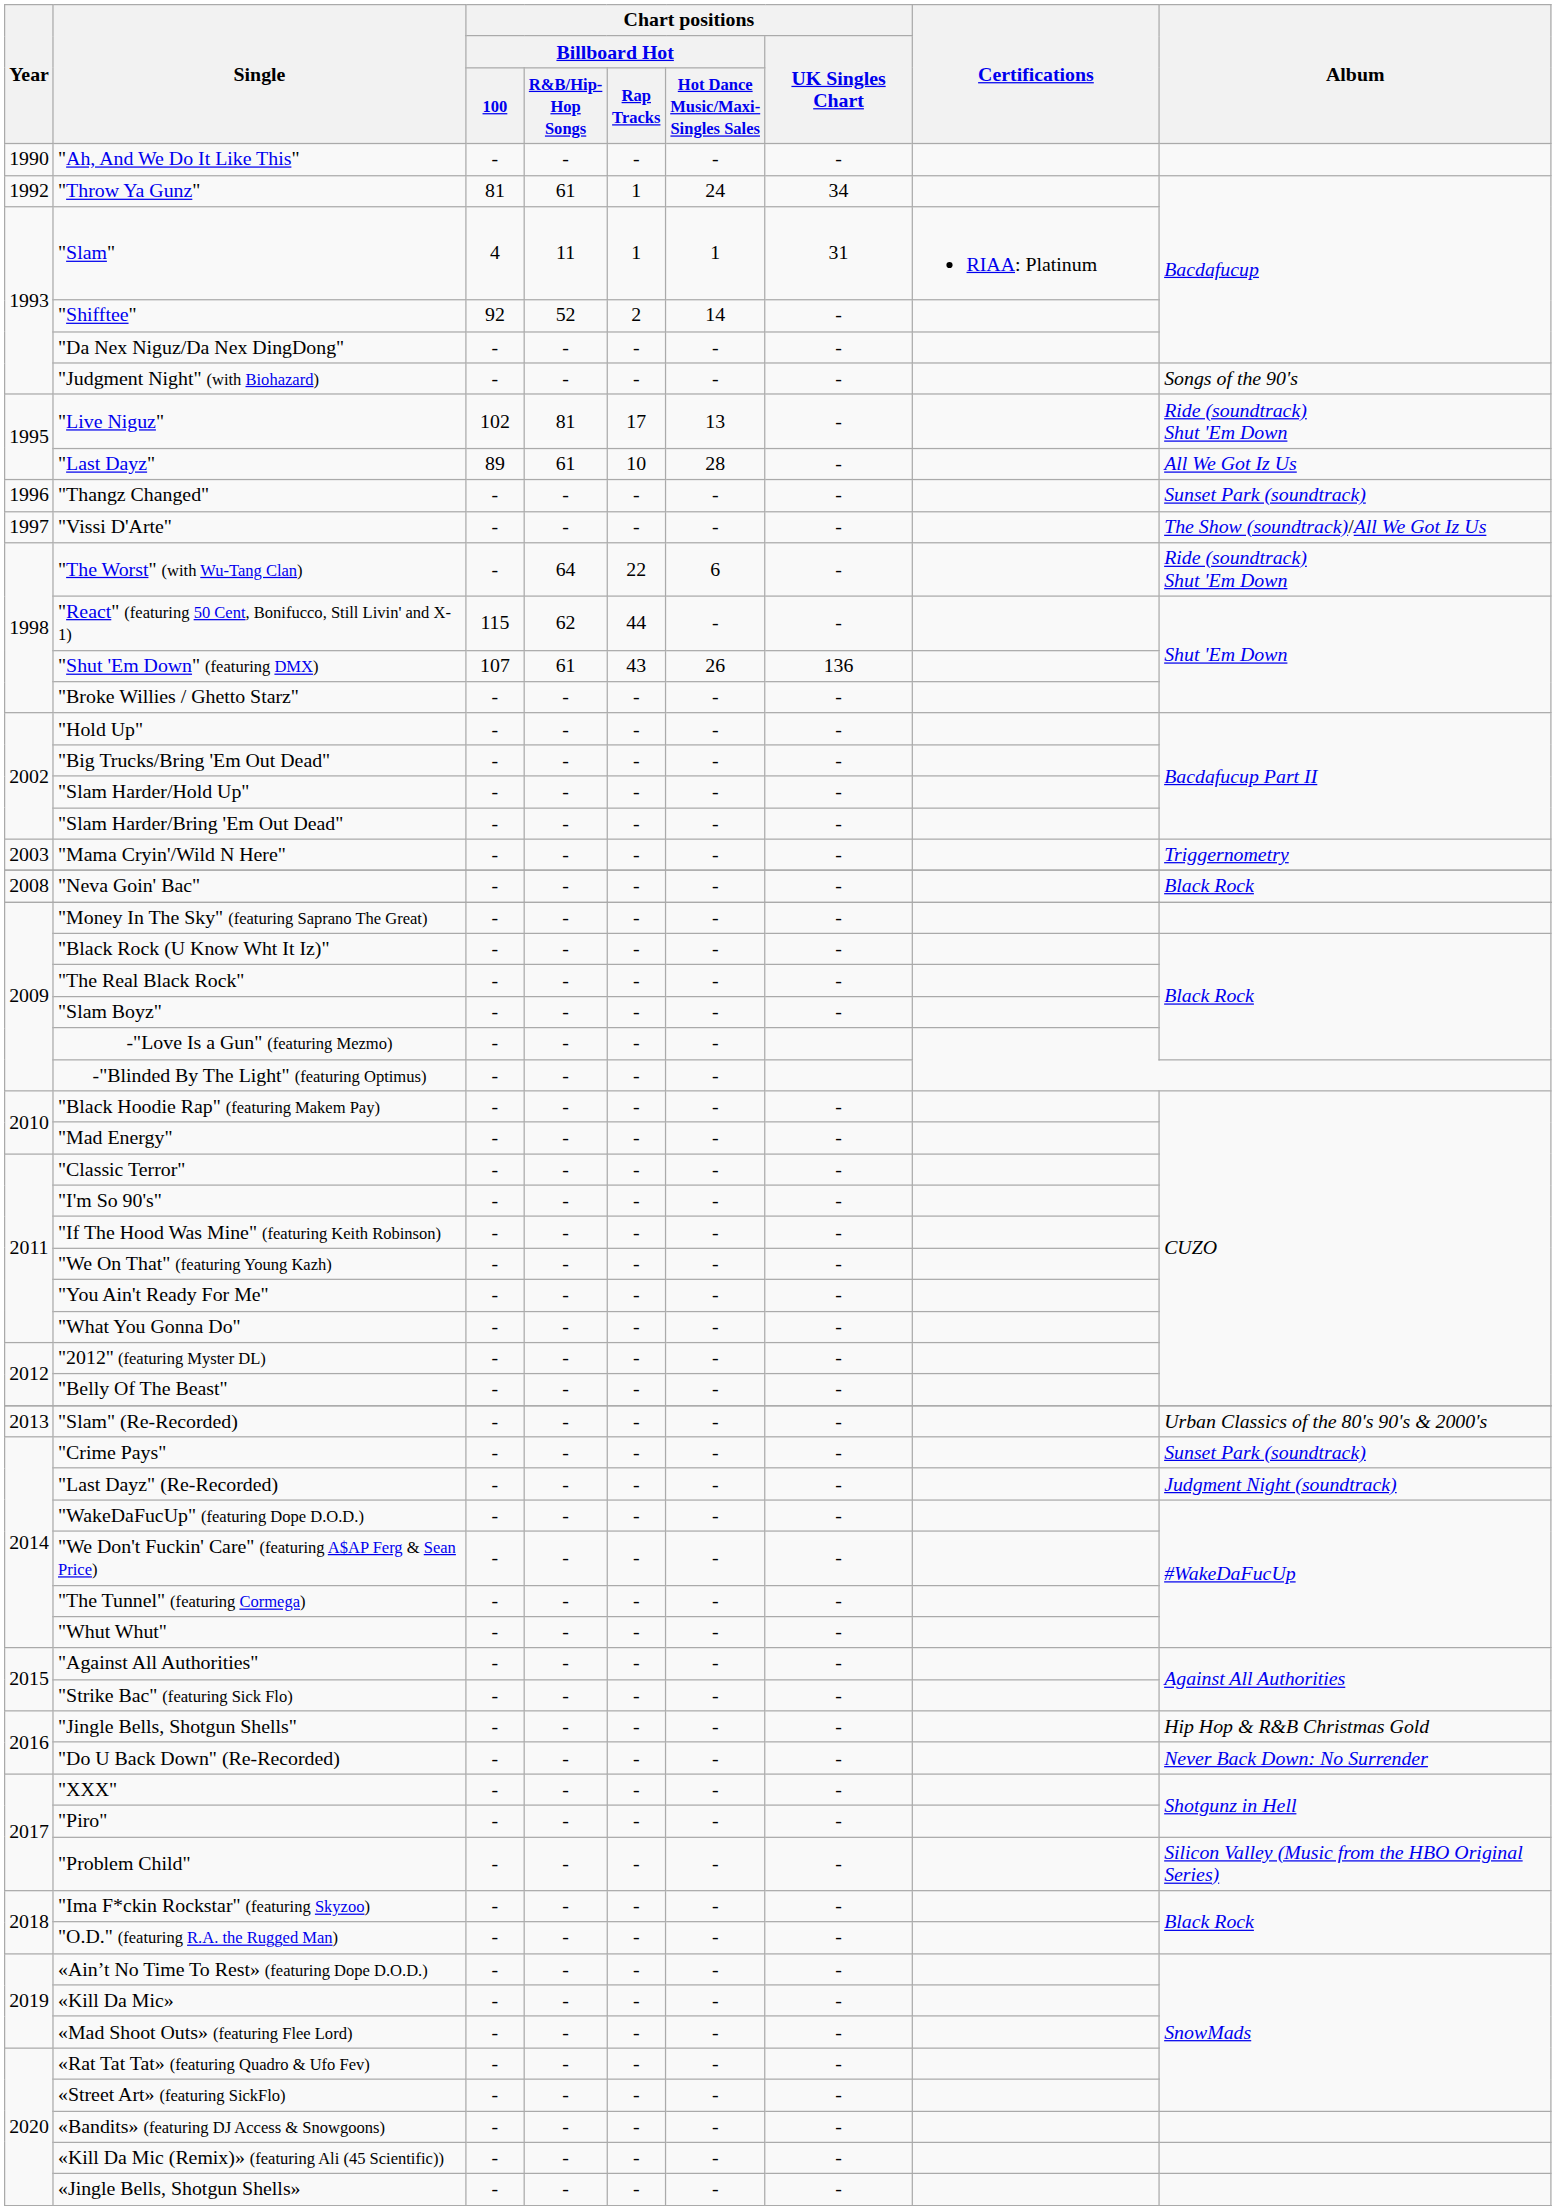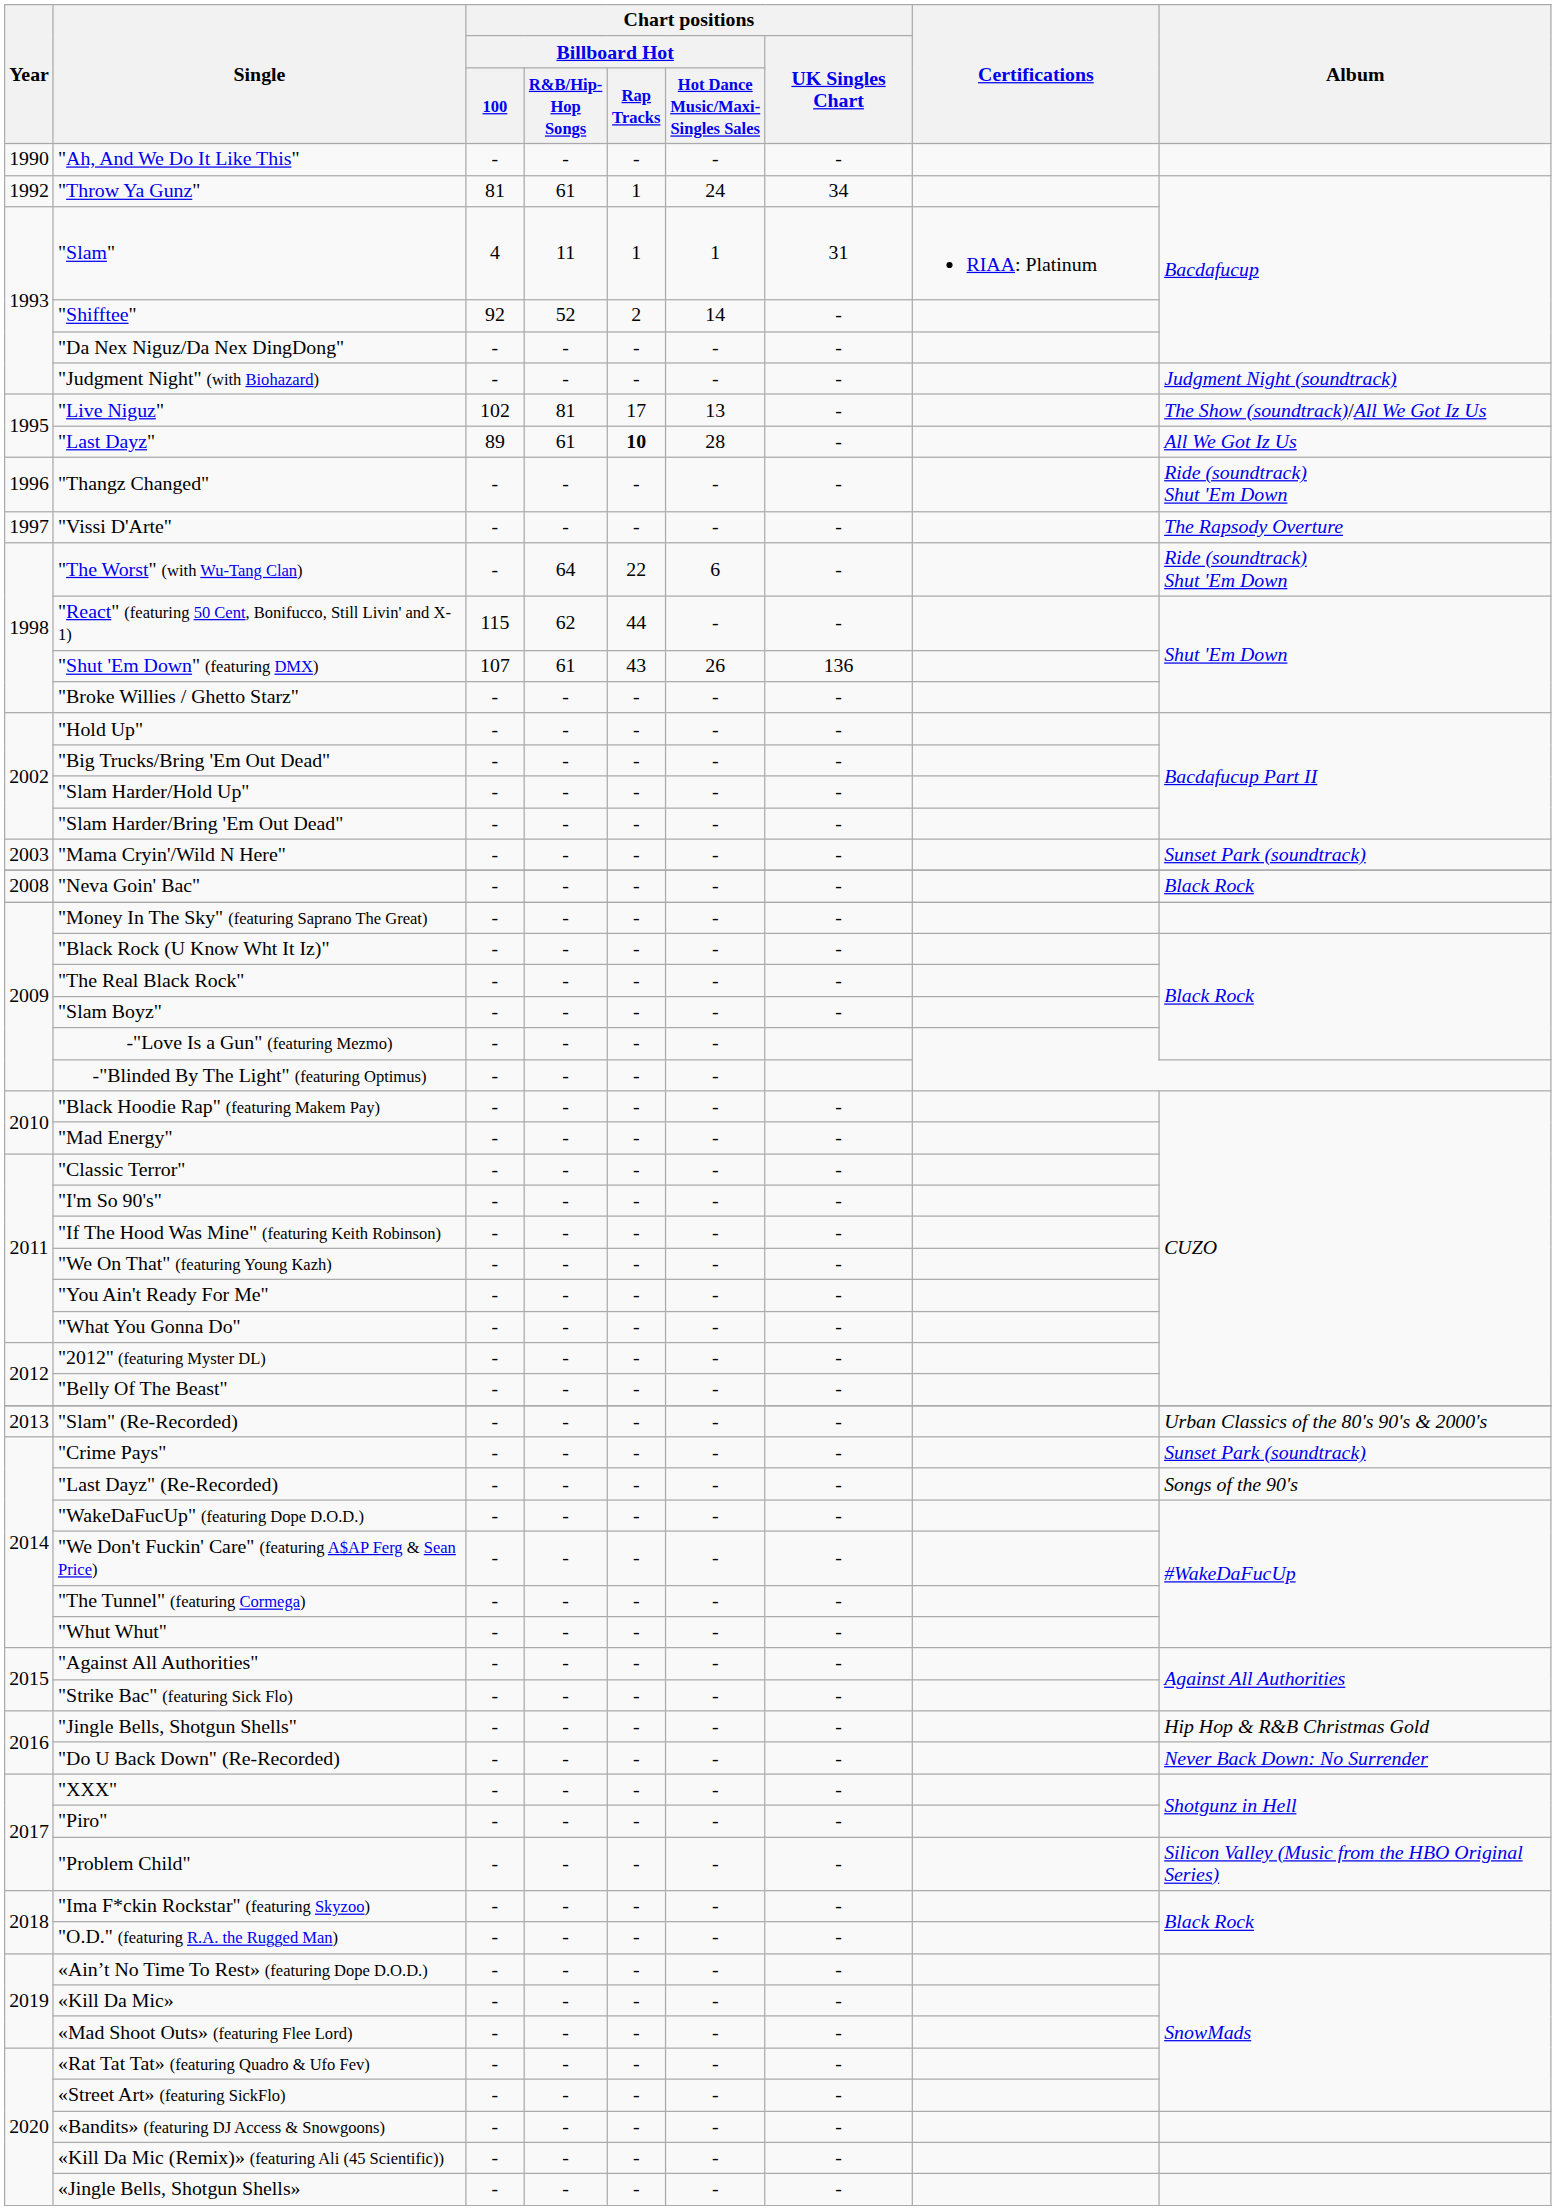(1231, 378) Songs of the 90's -> (1280, 378) Judgment Night (soundtrack)
(1235, 421) Ride (soundtrack) Shut 'Em Down -> (1325, 410) The Show (soundtrack)/All We Got Iz Us
(636, 463) normal -> (636, 441) bold
(1265, 495) Sunset Park (soundtrack) -> (1235, 484) Ride (soundtrack) Shut 'Em Down
(1325, 526) The Show (soundtrack)/All We Got Iz Us -> (1254, 526) The Rapsody Overture
(1226, 854) Triggernometry -> (1265, 854) Sunset Park (soundtrack)
(1280, 1483) Judgment Night (soundtrack) -> (1231, 1483) Songs of the 90's
